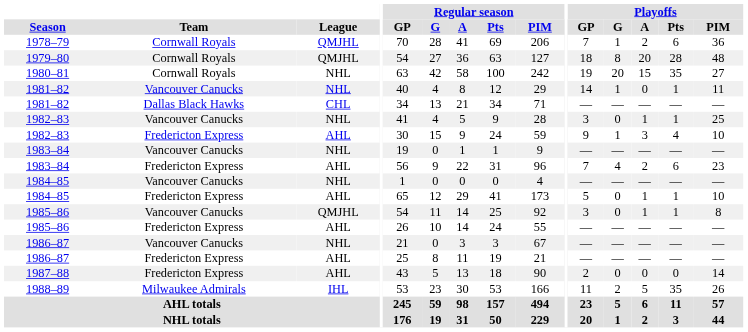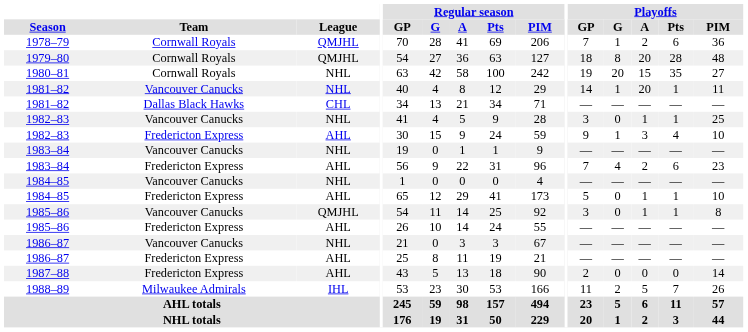(645, 88) 0 -> (645, 88) 20
(676, 289) 35 -> (676, 289) 7
